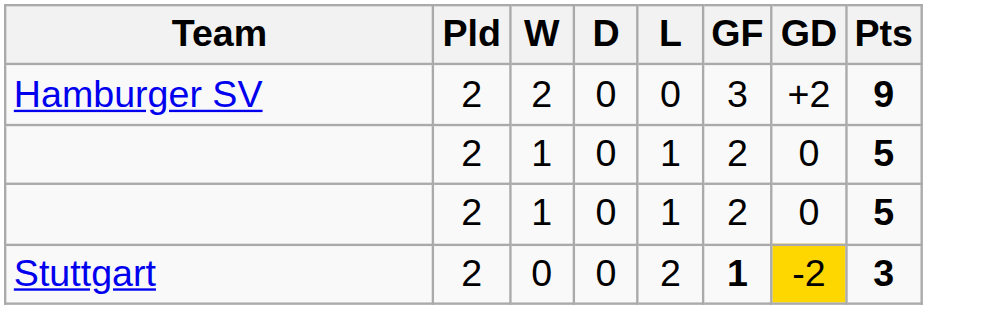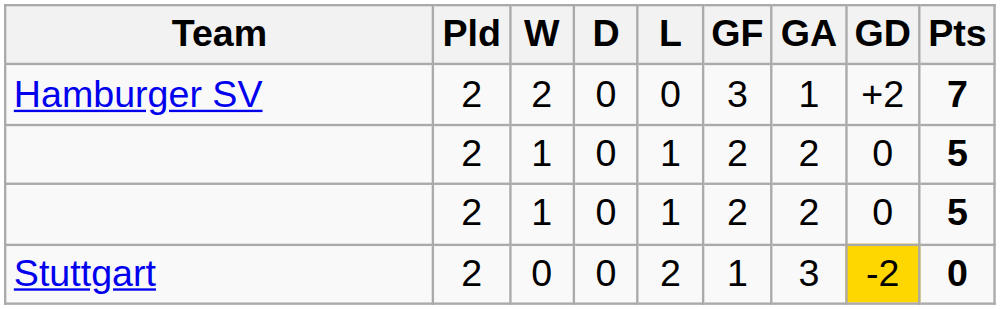+ column: (809, 34)
(884, 93) 9 -> (958, 93) 7
(737, 272) bold -> (737, 272) normal
(884, 272) 3 -> (958, 272) 0
